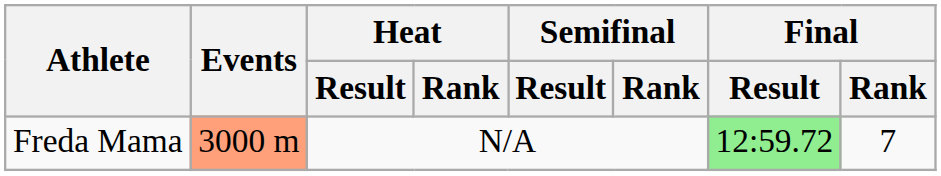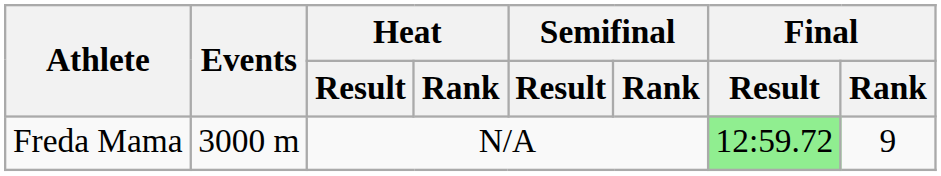(249, 142) lightsalmon background -> (249, 142) no background
(888, 142) 7 -> (888, 142) 9
